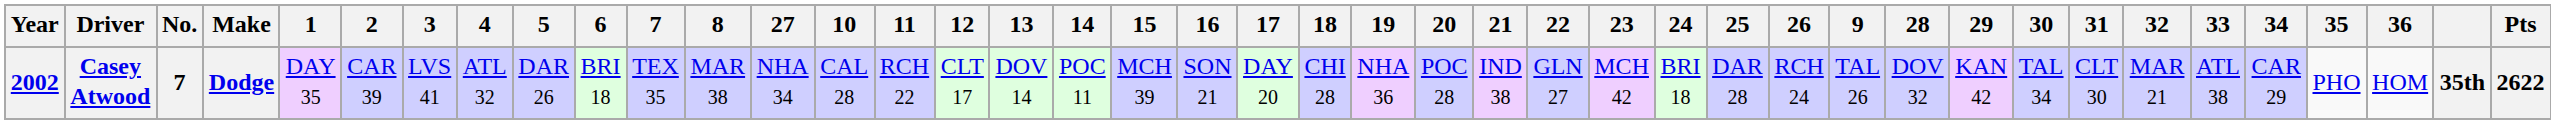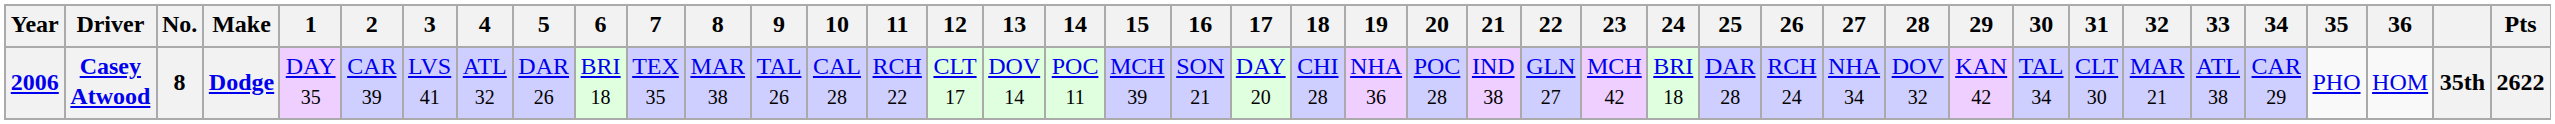columns swapped: (1858, 25) <-> (783, 25)
(35, 81) 2002 -> (35, 81) 2006
(180, 81) 7 -> (180, 81) 8
